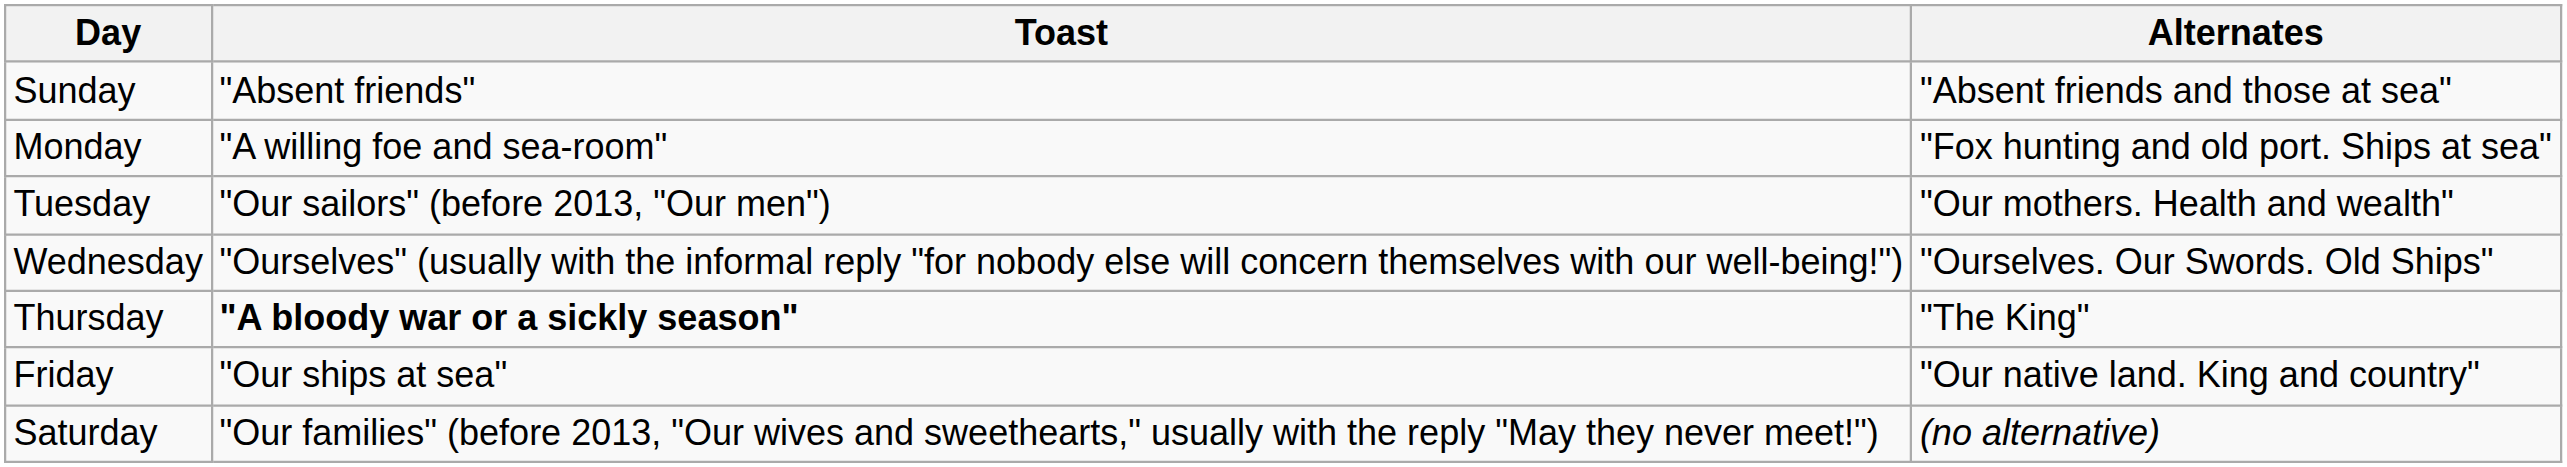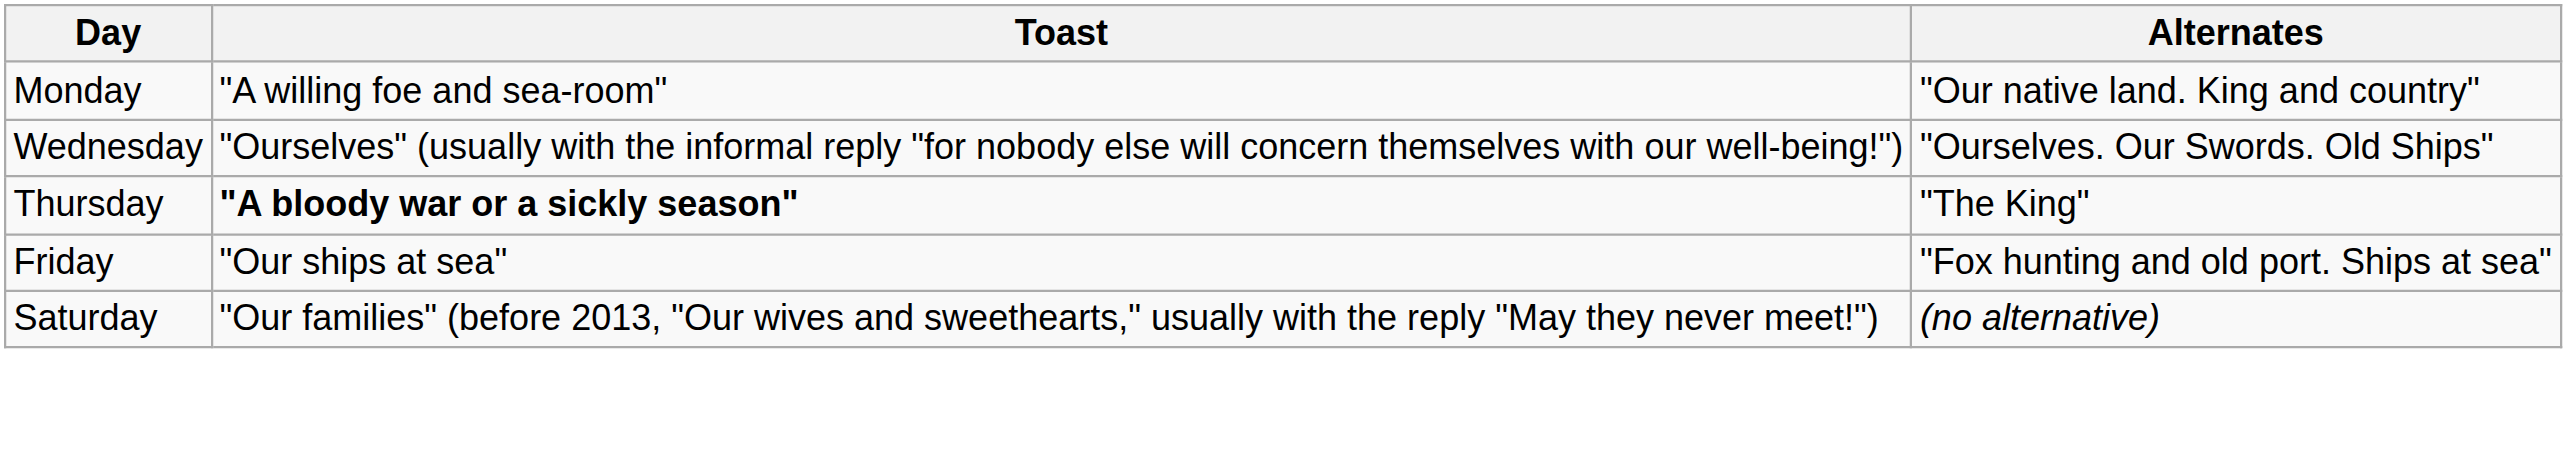- row: (74, 90)
(2236, 147) "Fox hunting and old port. Ships at sea" -> (2200, 90) "Our native land. King and country"
- row: (82, 204)
(2200, 375) "Our native land. King and country" -> (2236, 261) "Fox hunting and old port. Ships at sea"
